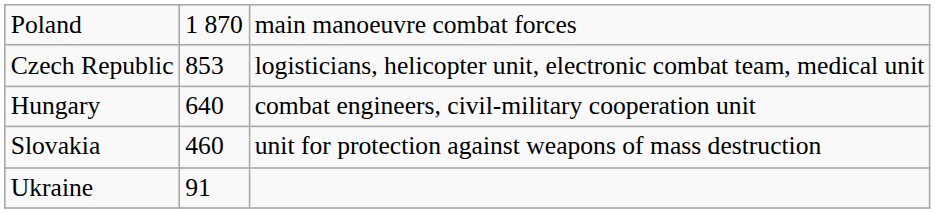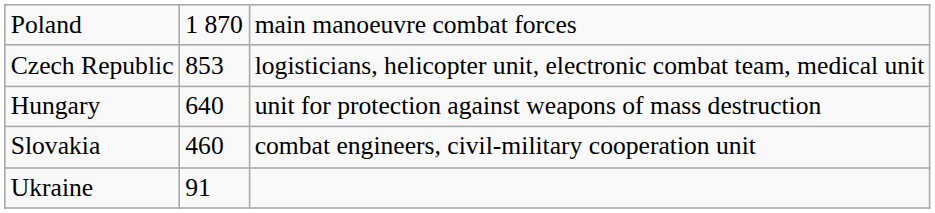(505, 106) combat engineers, civil-military cooperation unit -> (538, 106) unit for protection against weapons of mass destruction
(538, 146) unit for protection against weapons of mass destruction -> (505, 146) combat engineers, civil-military cooperation unit
